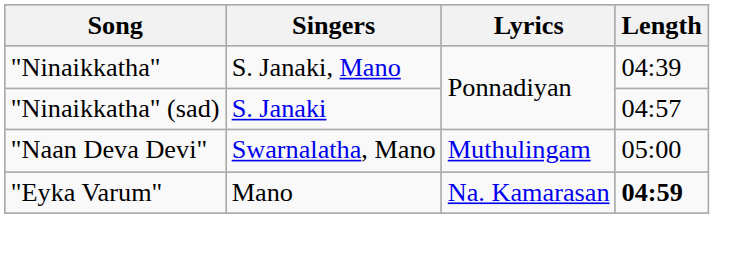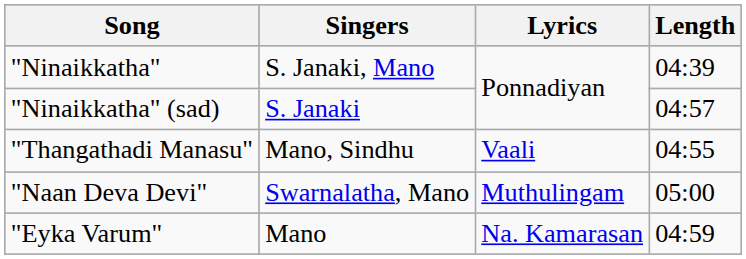+ row: (132, 150)
(652, 191) bold -> (685, 233) normal
